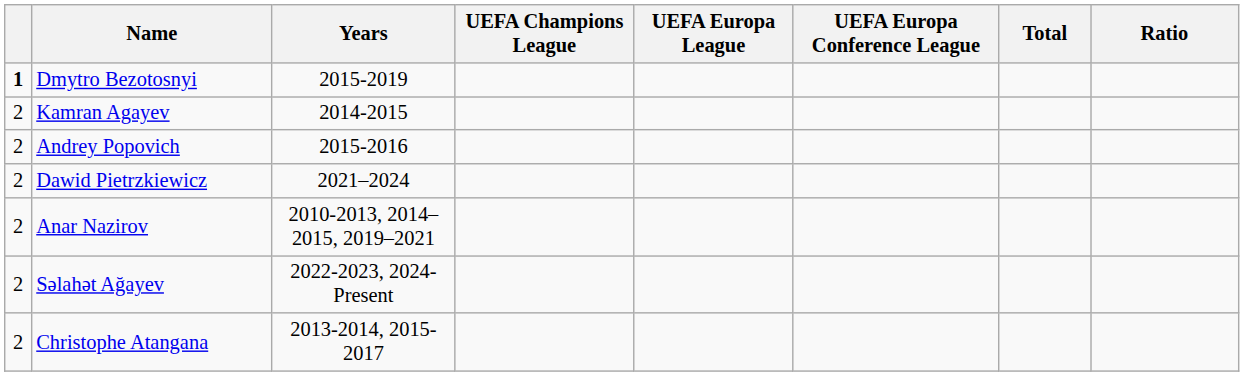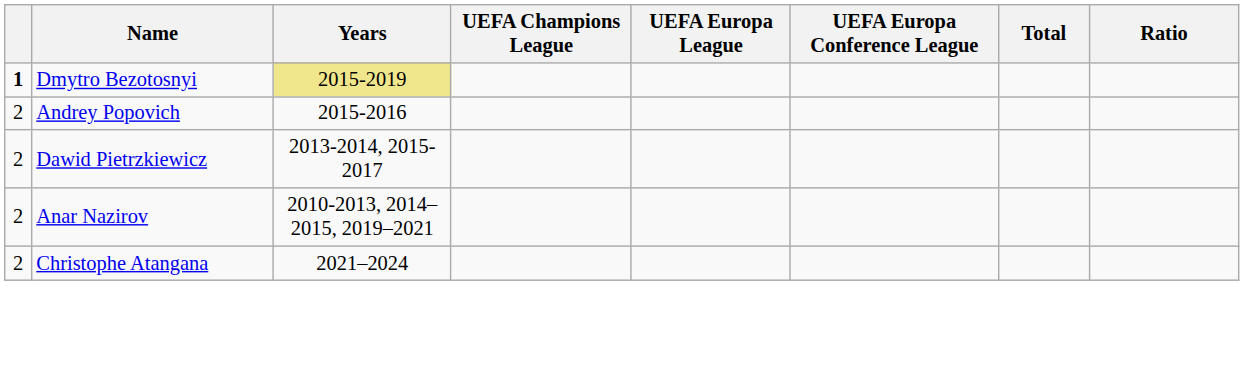(363, 79) no background -> (362, 79) khaki background
- row: (103, 113)
(363, 180) 2021–2024 -> (362, 159) 2013-2014, 2015-2017
- row: (100, 284)
(363, 342) 2013-2014, 2015-2017 -> (362, 262) 2021–2024
